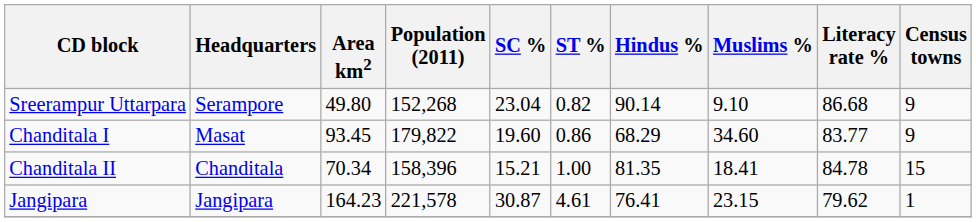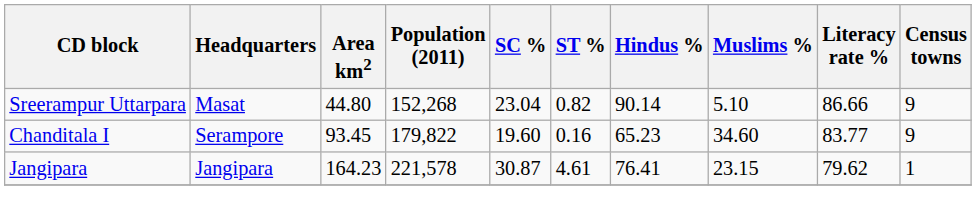(239, 104) Serampore -> (220, 104) Masat
(348, 104) 49.80 -> (348, 104) 44.80
(731, 104) 9.10 -> (731, 104) 5.10
(845, 104) 86.68 -> (845, 104) 86.66
(220, 136) Masat -> (239, 136) Serampore
(573, 136) 0.86 -> (573, 136) 0.16
(638, 136) 68.29 -> (638, 136) 65.23
- row: (63, 168)
